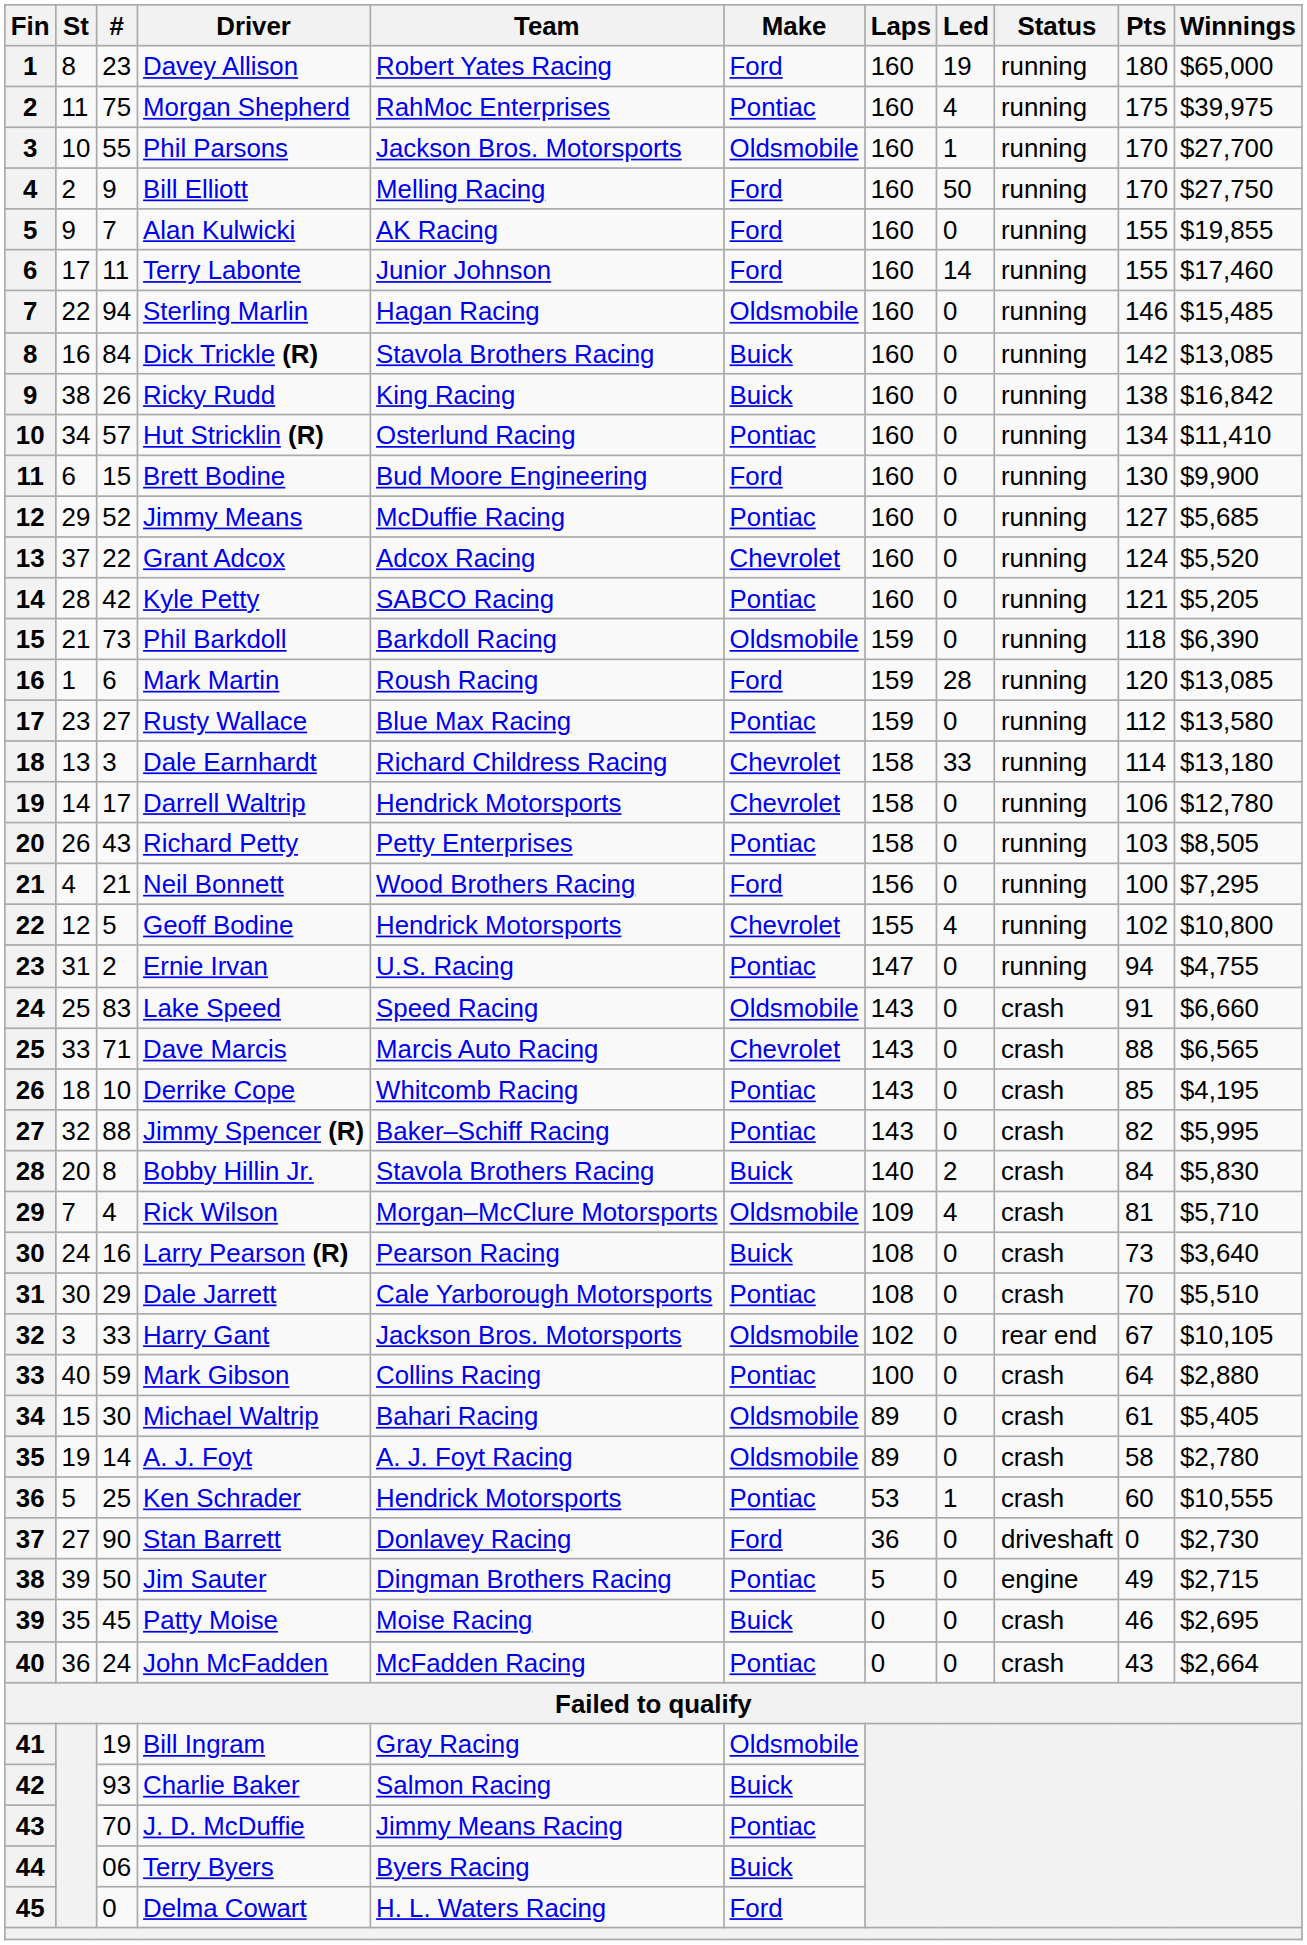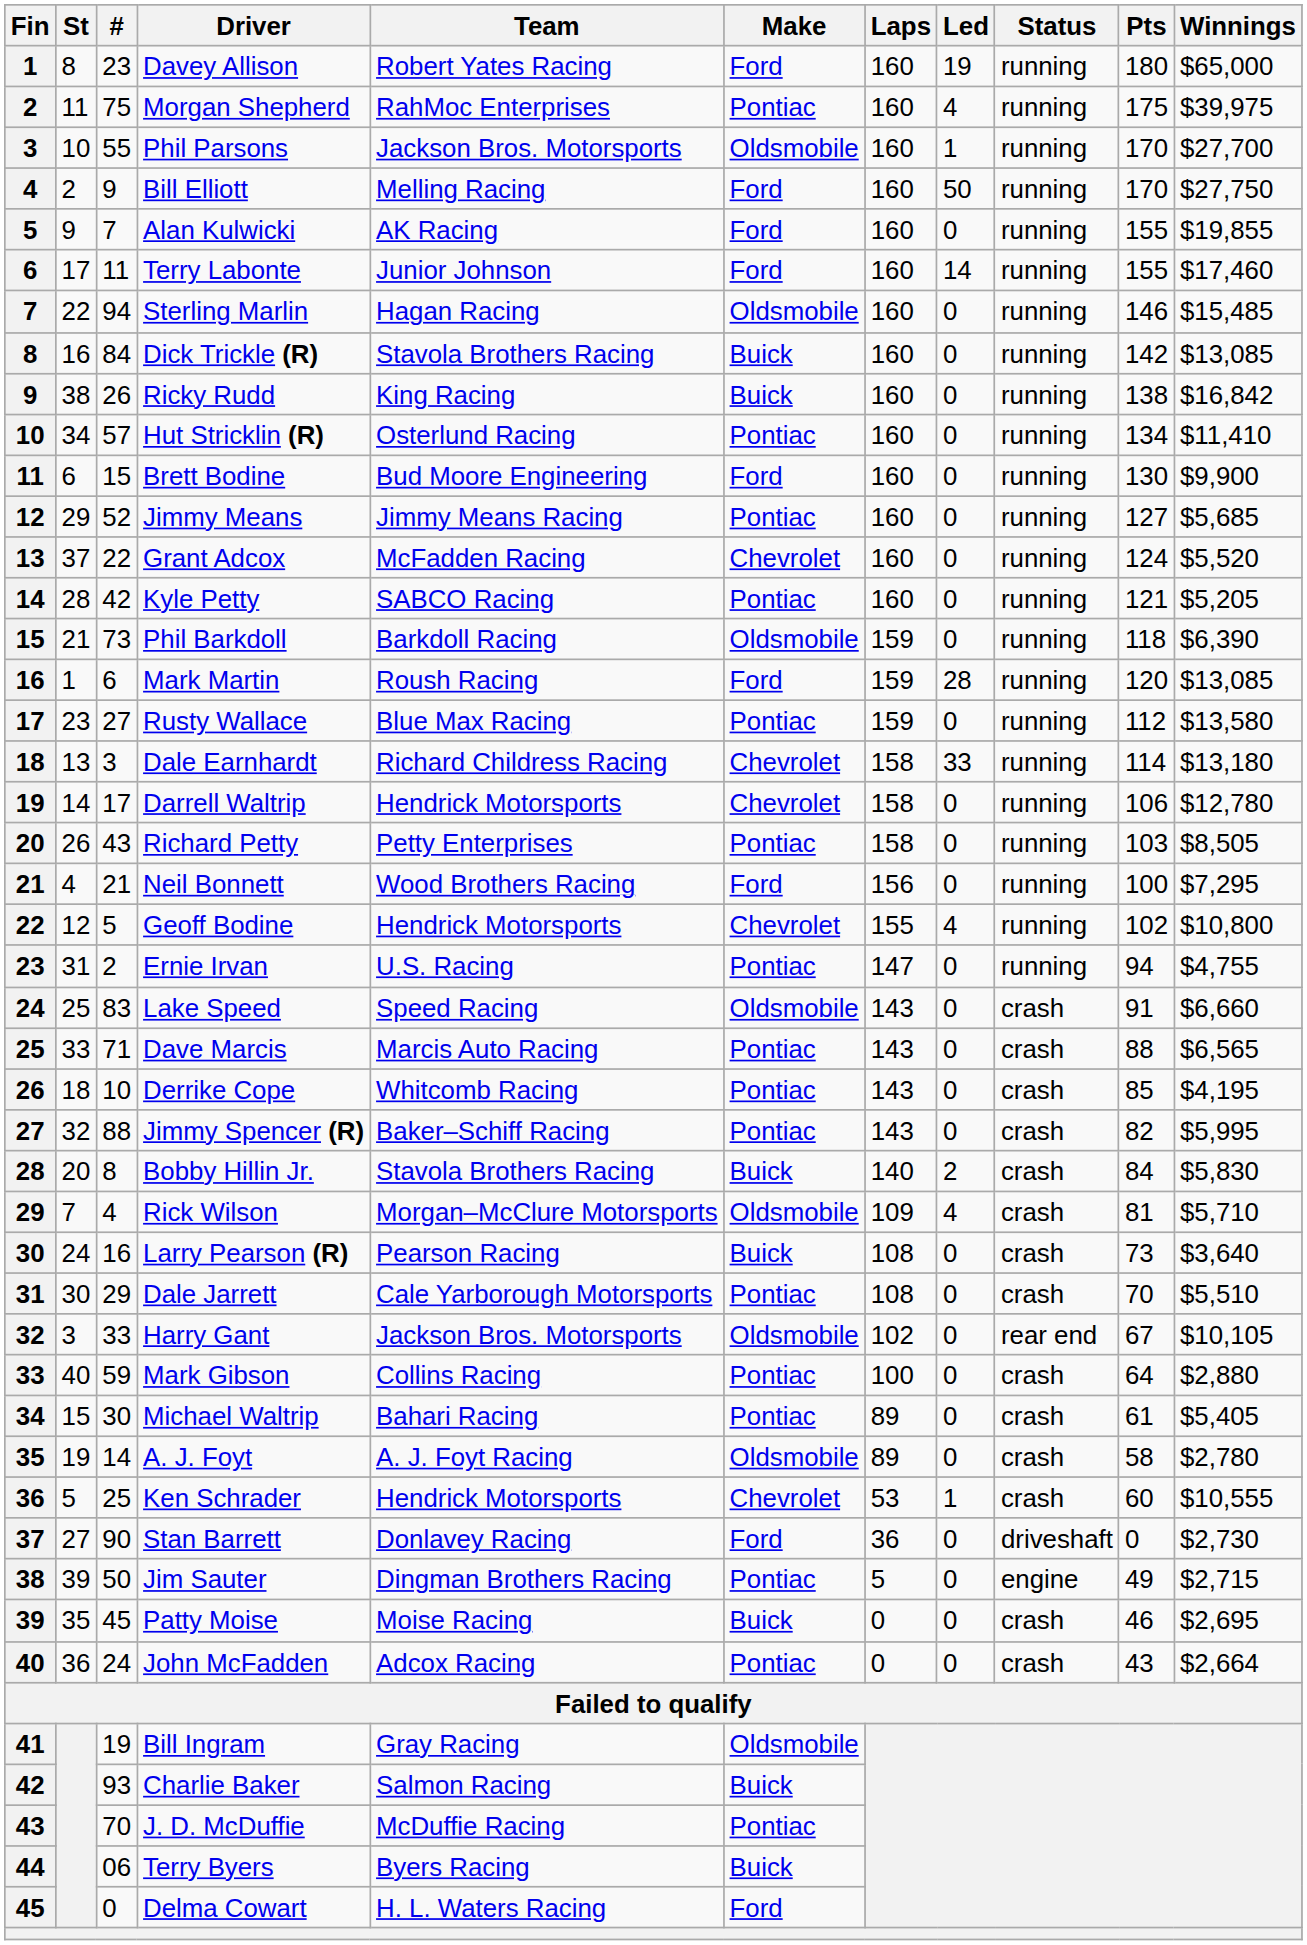(471, 516) McDuffie Racing -> (499, 516) Jimmy Means Racing
(456, 557) Adcox Racing -> (481, 557) McFadden Racing
(785, 1048) Chevrolet -> (773, 1048) Pontiac
(794, 1416) Oldsmobile -> (773, 1416) Pontiac
(773, 1498) Pontiac -> (785, 1498) Chevrolet
(481, 1662) McFadden Racing -> (456, 1662) Adcox Racing
(499, 1825) Jimmy Means Racing -> (471, 1825) McDuffie Racing
